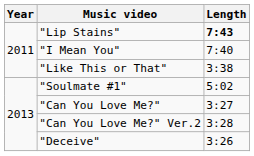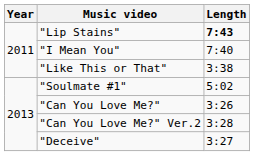(220, 105) 3:27 -> (220, 105) 3:26
(220, 141) 3:26 -> (220, 141) 3:27
